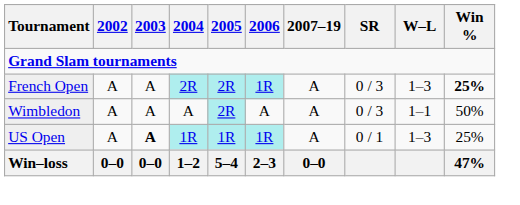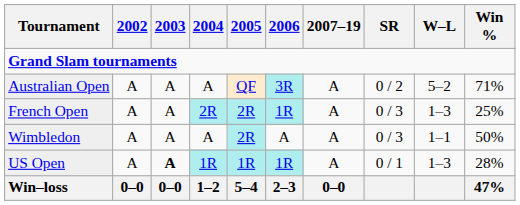+ row: (59, 86)
(470, 86) bold -> (489, 112) normal
(470, 137) 25% -> (489, 162) 28%
